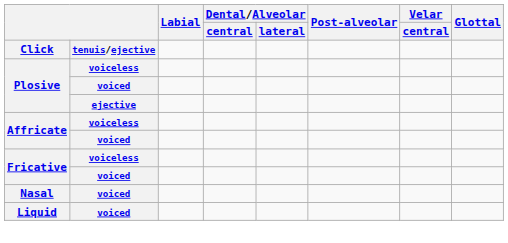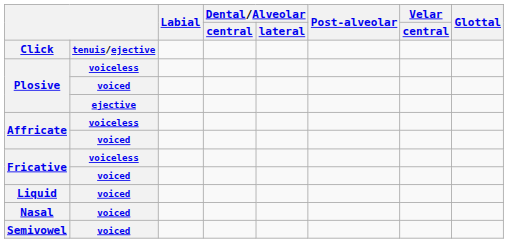rows swapped: (37, 194) <-> (37, 212)
+ row: (37, 230)
